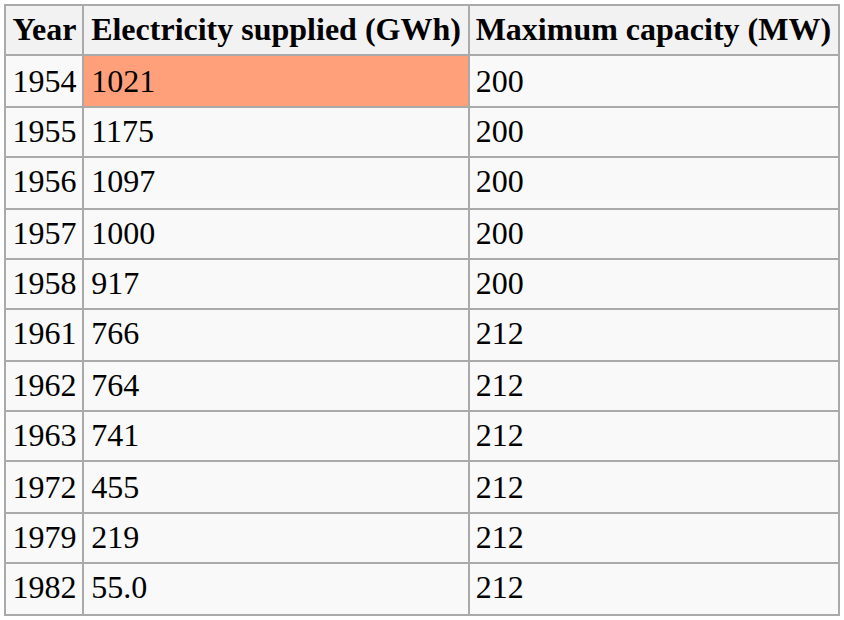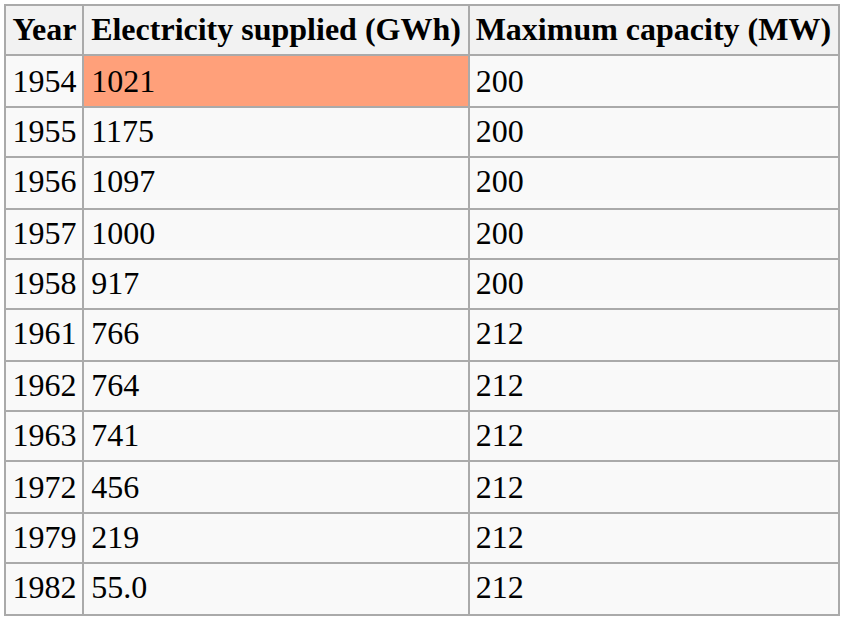(115, 486) 455 -> (115, 486) 456
